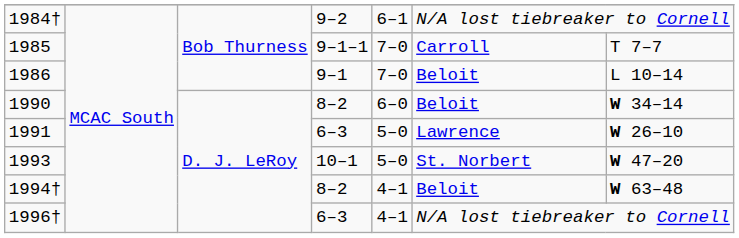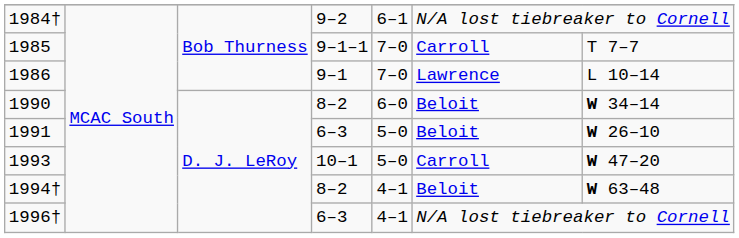(448, 76) Beloit -> (458, 76) Lawrence
(458, 132) Lawrence -> (448, 132) Beloit
(474, 161) St. Norbert -> (453, 161) Carroll
